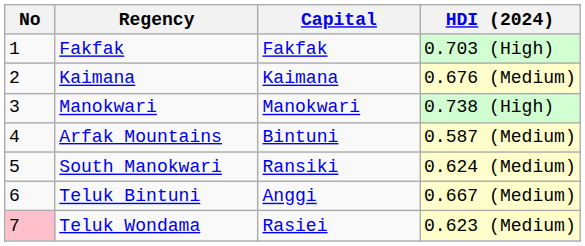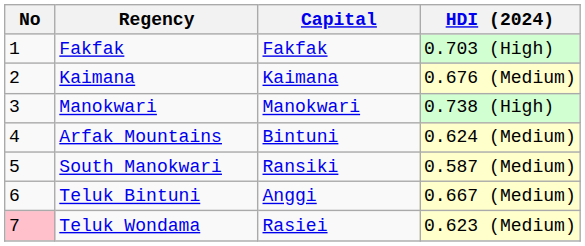(500, 137) 0.587 (Medium) -> (500, 137) 0.624 (Medium)
(500, 167) 0.624 (Medium) -> (500, 167) 0.587 (Medium)
